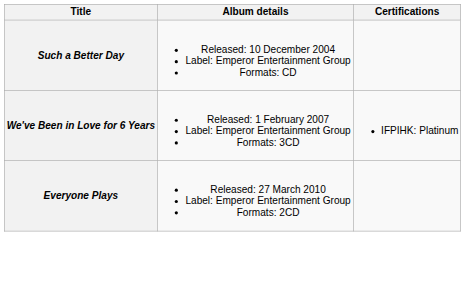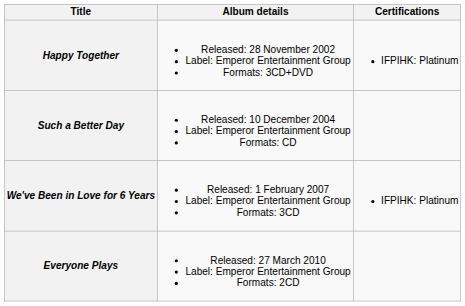+ row: (81, 55)
